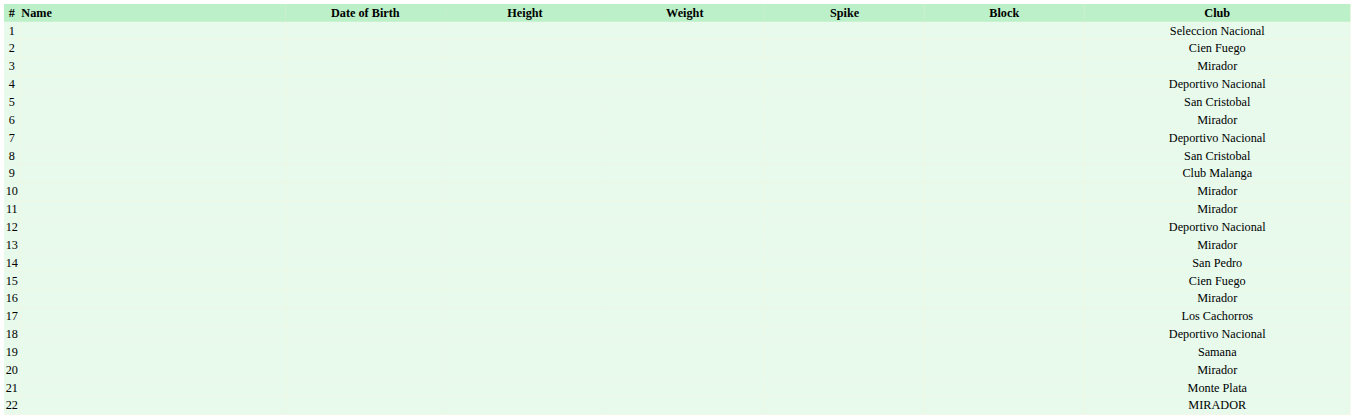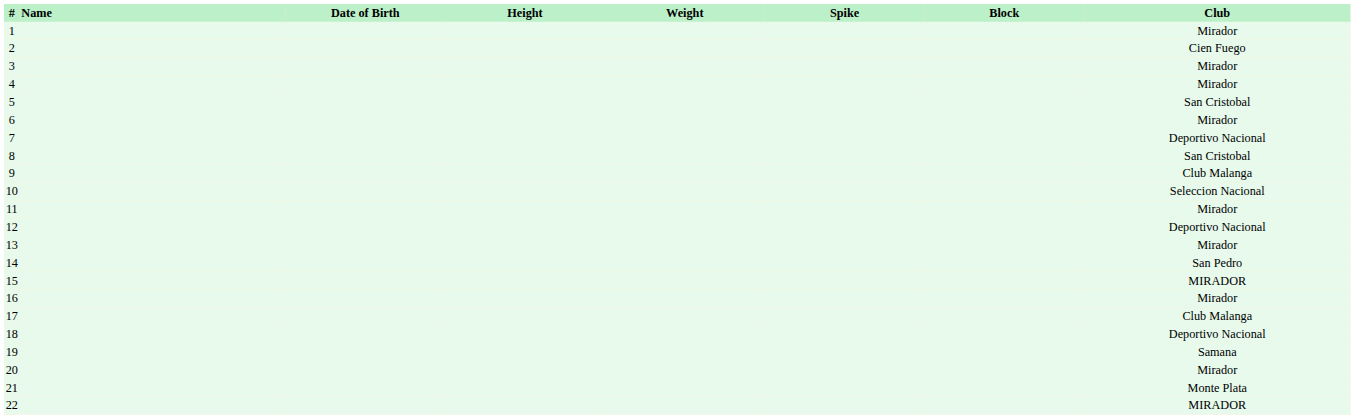(1217, 30) Seleccion Nacional -> (1217, 30) Mirador
(1217, 84) Deportivo Nacional -> (1217, 84) Mirador
(1217, 191) Mirador -> (1217, 191) Seleccion Nacional
(1217, 280) Cien Fuego -> (1217, 280) MIRADOR
(1217, 316) Los Cachorros -> (1217, 316) Club Malanga
